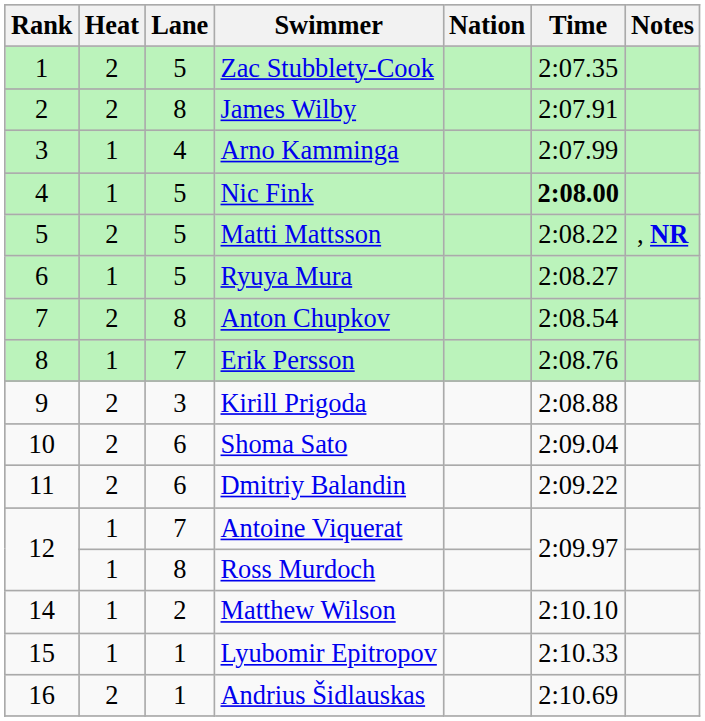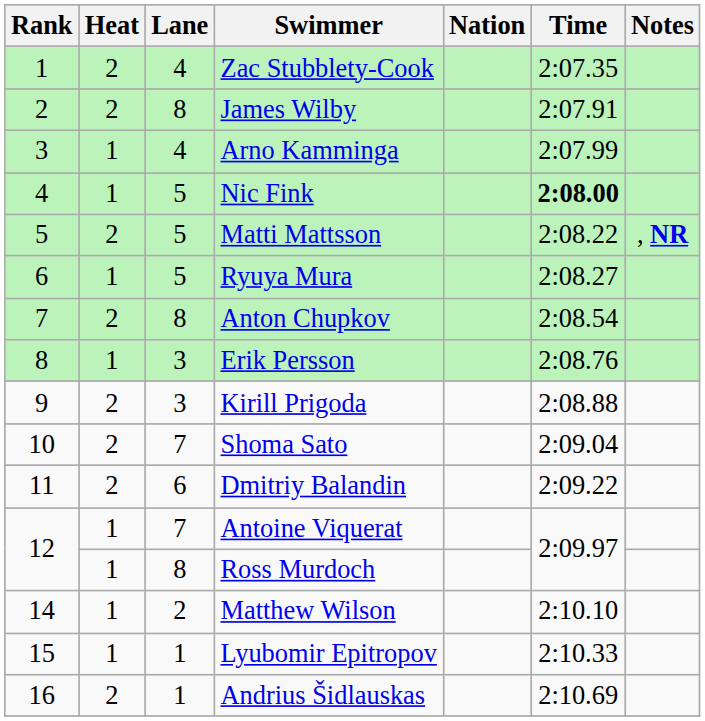(180, 67) 5 -> (180, 67) 4
(180, 360) 7 -> (180, 360) 3
(180, 444) 6 -> (180, 444) 7
